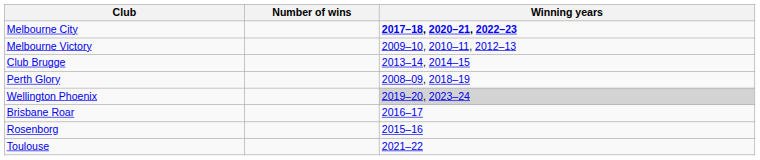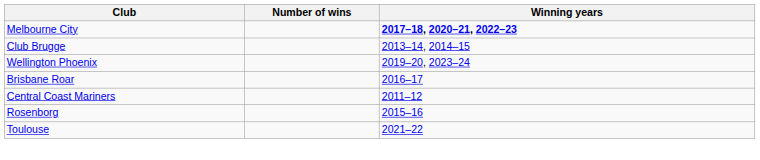- row: (49, 46)
- row: (33, 79)
(426, 96) lightgrey background -> (426, 63) no background
+ row: (61, 96)
